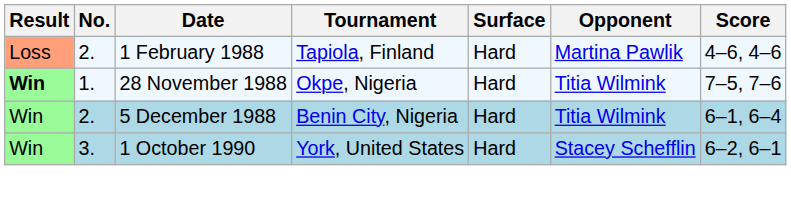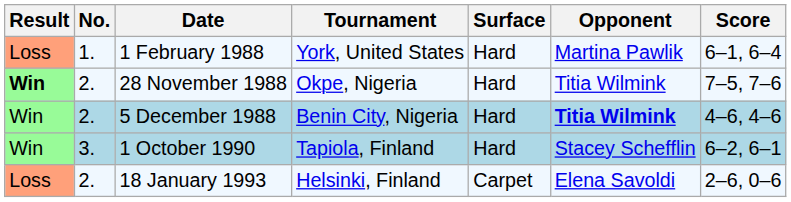(87, 51) 2. -> (87, 51) 1.
(365, 51) Tapiola, Finland -> (380, 51) York, United States
(743, 51) 4–6, 4–6 -> (743, 51) 6–1, 6–4
(87, 83) 1. -> (87, 83) 2.
(610, 115) normal -> (615, 115) bold
(743, 115) 6–1, 6–4 -> (743, 115) 4–6, 4–6
(380, 147) York, United States -> (365, 147) Tapiola, Finland
+ row: (193, 179)
